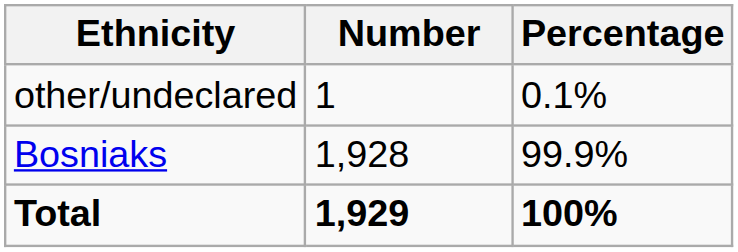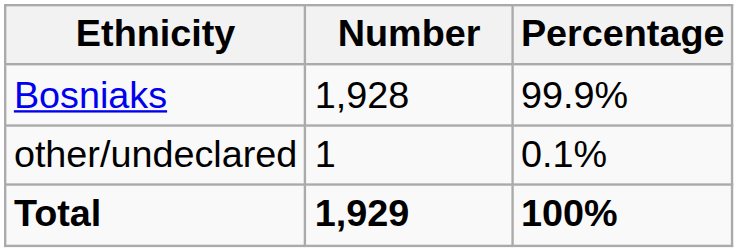rows swapped: (90, 154) <-> (156, 94)
